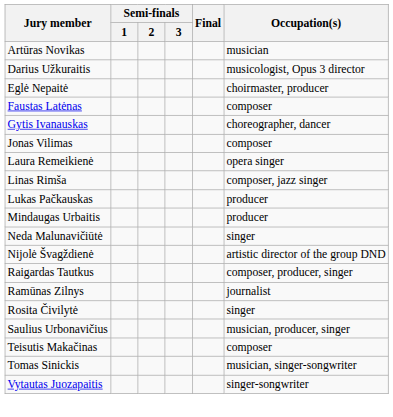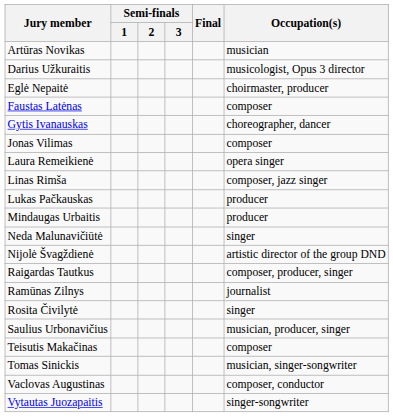+ row: (56, 384)
